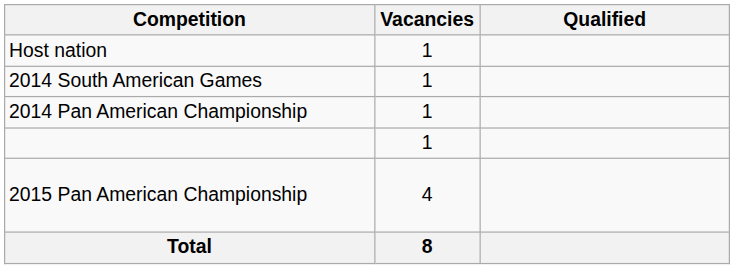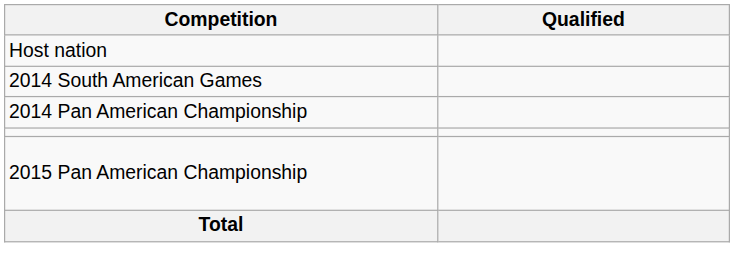- column: (427, 19)
